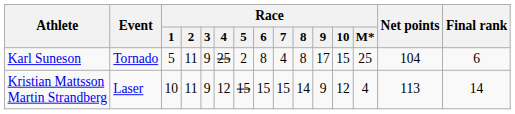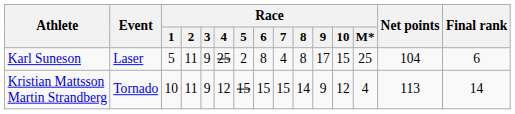(136, 59) Tornado -> (128, 59) Laser
(128, 89) Laser -> (136, 89) Tornado
